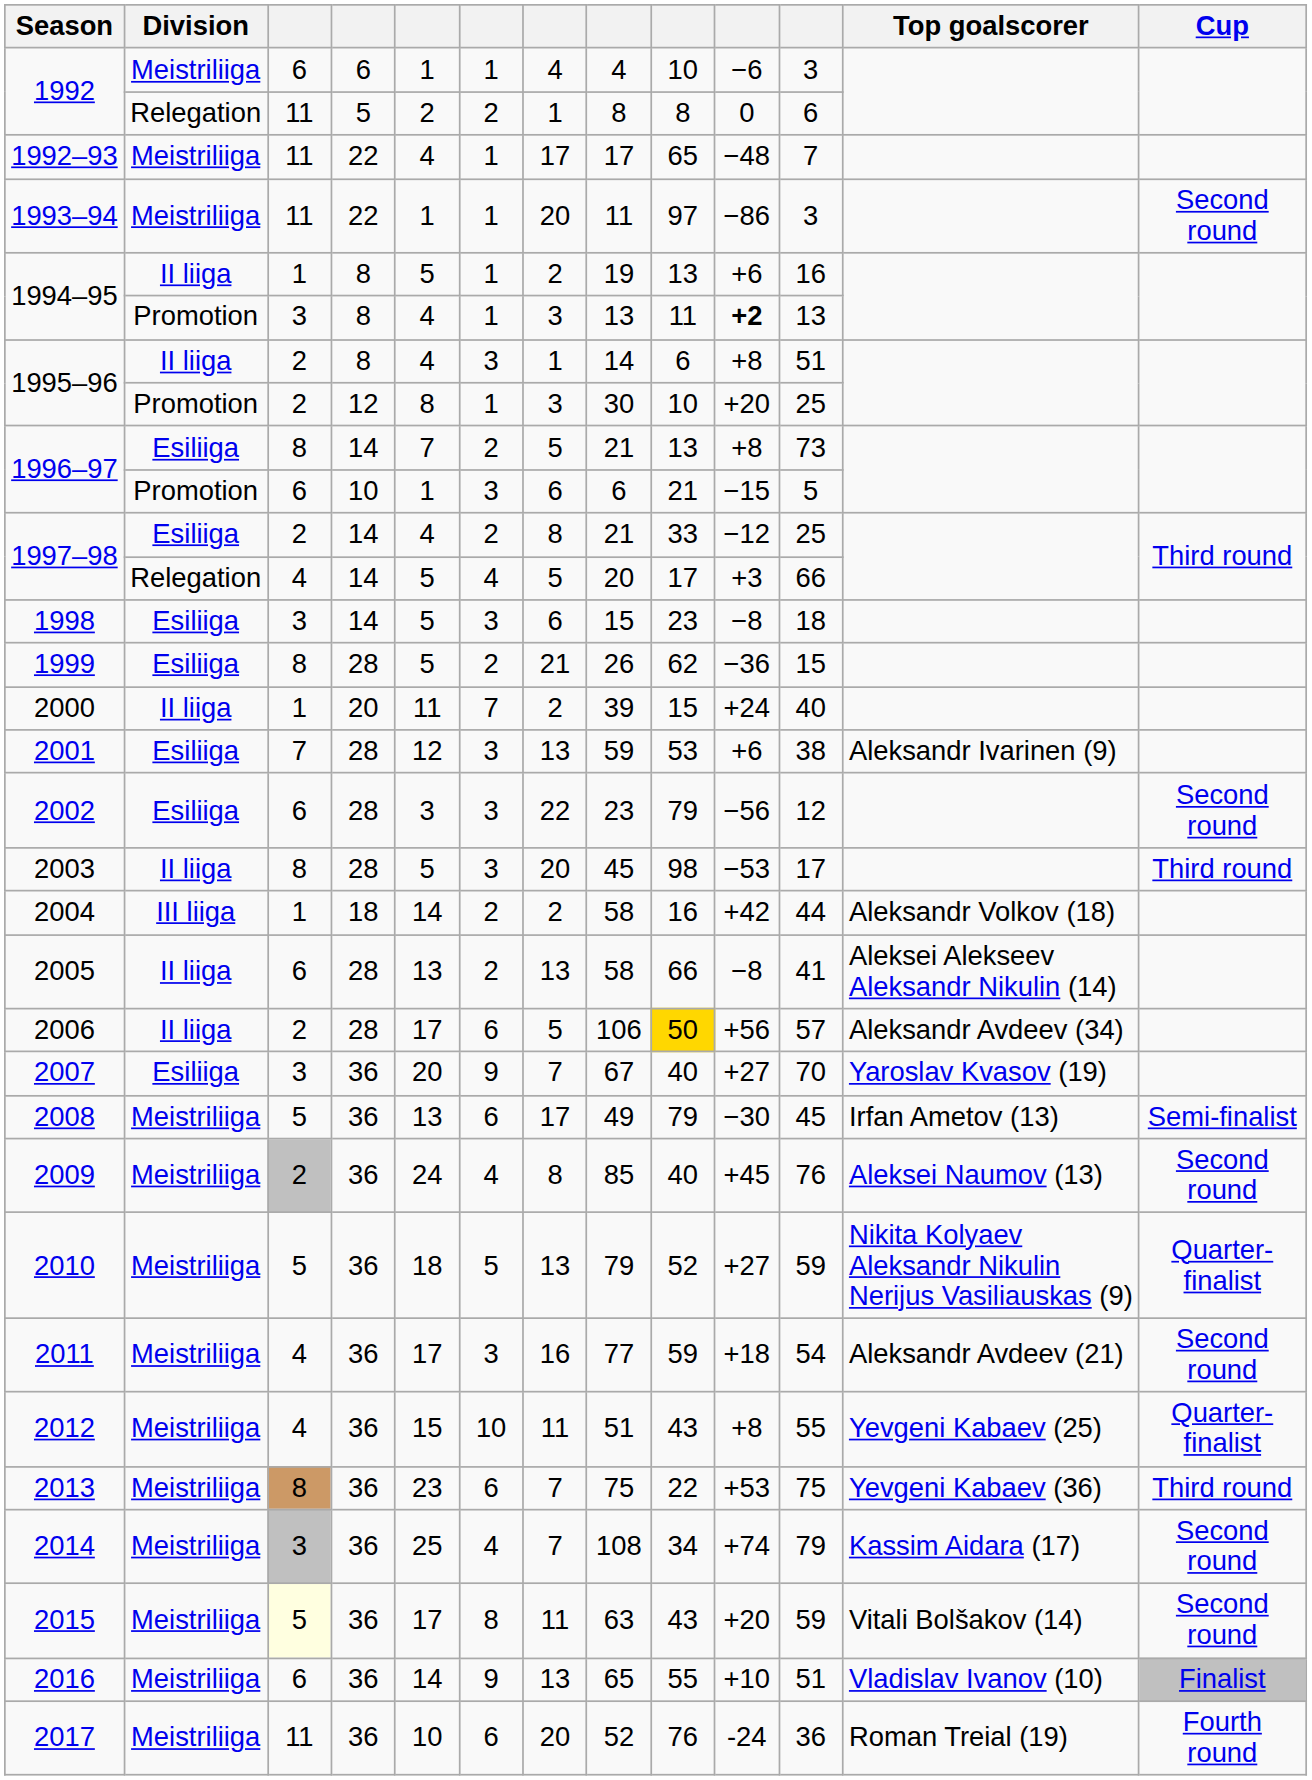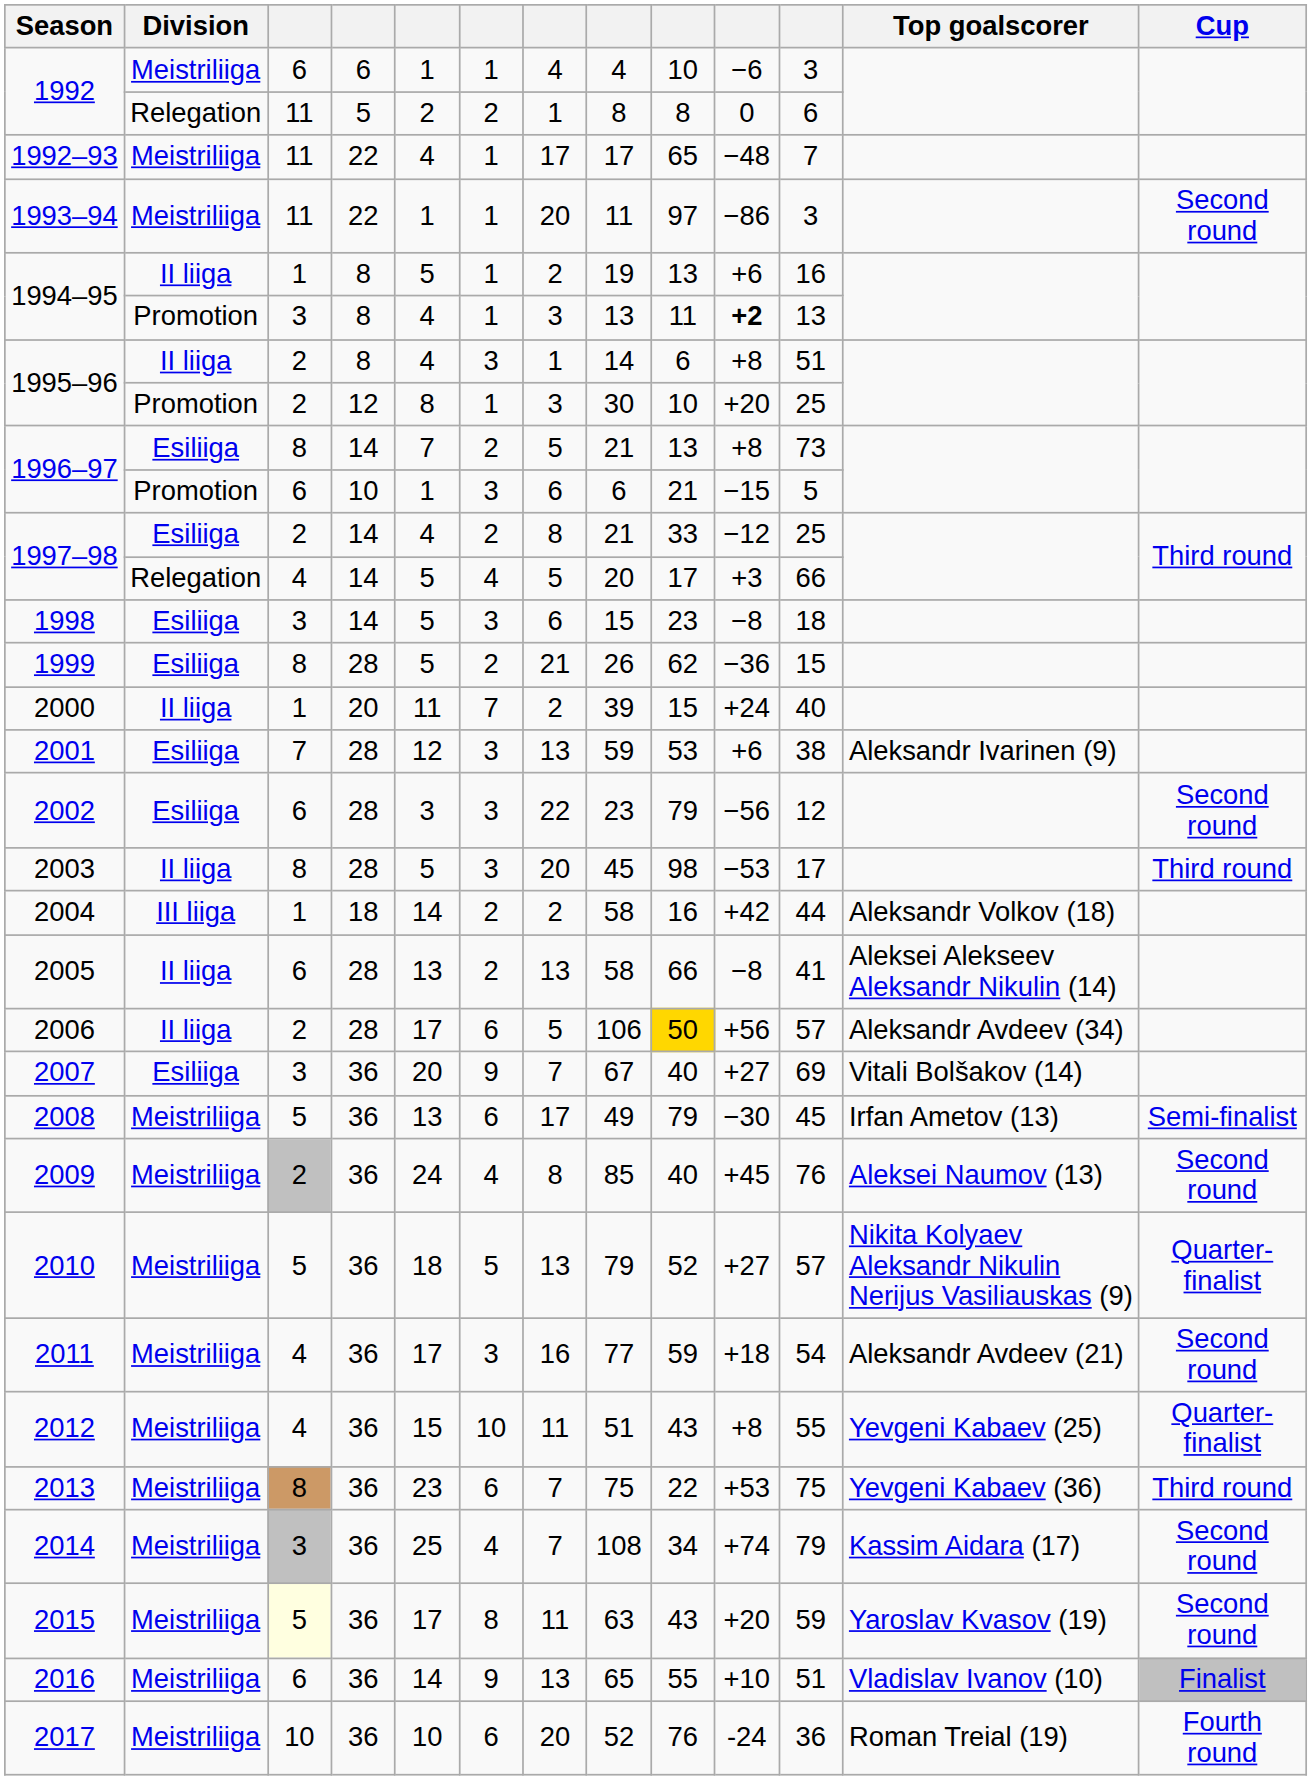(811, 1073) 70 -> (811, 1073) 69
(978, 1073) Yaroslav Kvasov (19) -> (966, 1073) Vitali Bolšakov (14)
(811, 1264) 59 -> (811, 1264) 57
(966, 1620) Vitali Bolšakov (14) -> (978, 1620) Yaroslav Kvasov (19)
(299, 1737) 11 -> (299, 1737) 10
